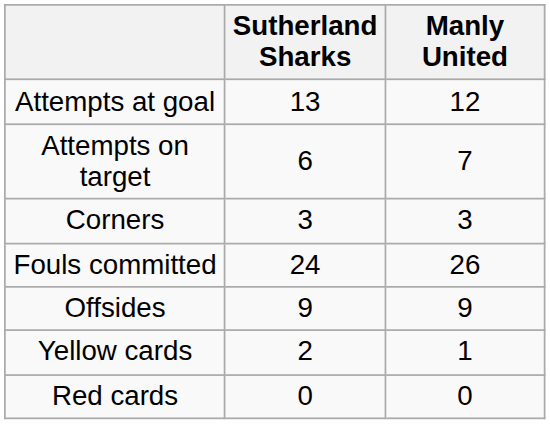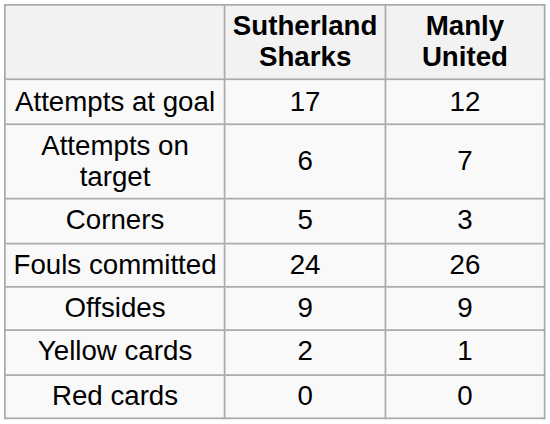(305, 101) 13 -> (305, 101) 17
(305, 220) 3 -> (305, 220) 5
